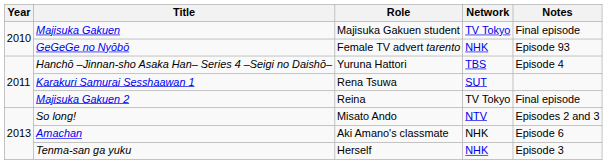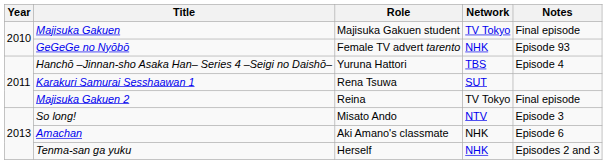(557, 116) Episodes 2 and 3 -> (540, 116) Episode 3
(540, 151) Episode 3 -> (557, 151) Episodes 2 and 3
